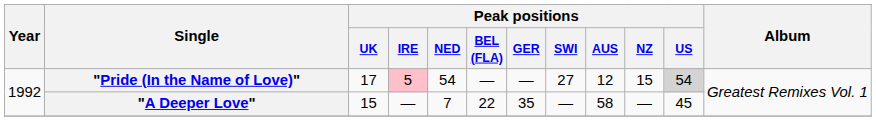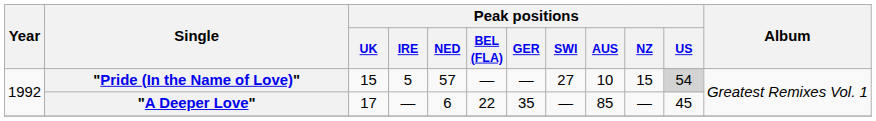(369, 80) 17 -> (369, 80) 15
(408, 80) pink background -> (408, 80) no background
(447, 80) 54 -> (447, 80) 57
(605, 80) 12 -> (605, 80) 10
(369, 103) 15 -> (369, 103) 17
(447, 103) 7 -> (447, 103) 6
(605, 103) 58 -> (605, 103) 85
